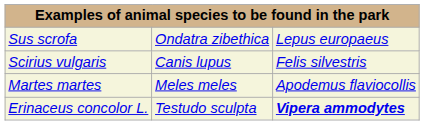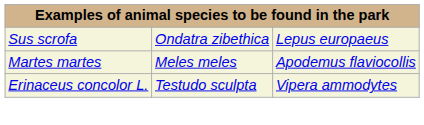- row: (57, 62)
(340, 108) bold -> (336, 85) normal
